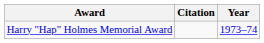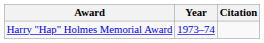columns swapped: (239, 13) <-> (196, 13)
